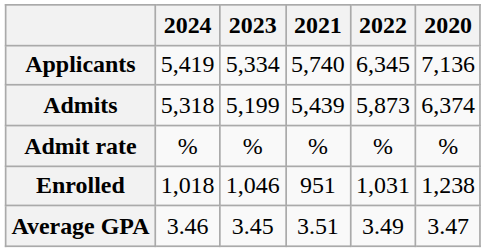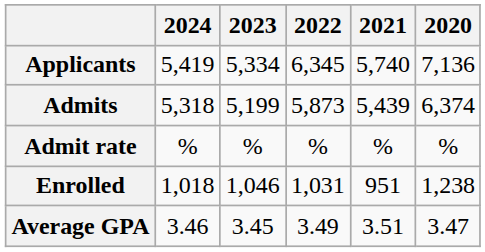columns swapped: (383, 24) <-> (318, 24)
